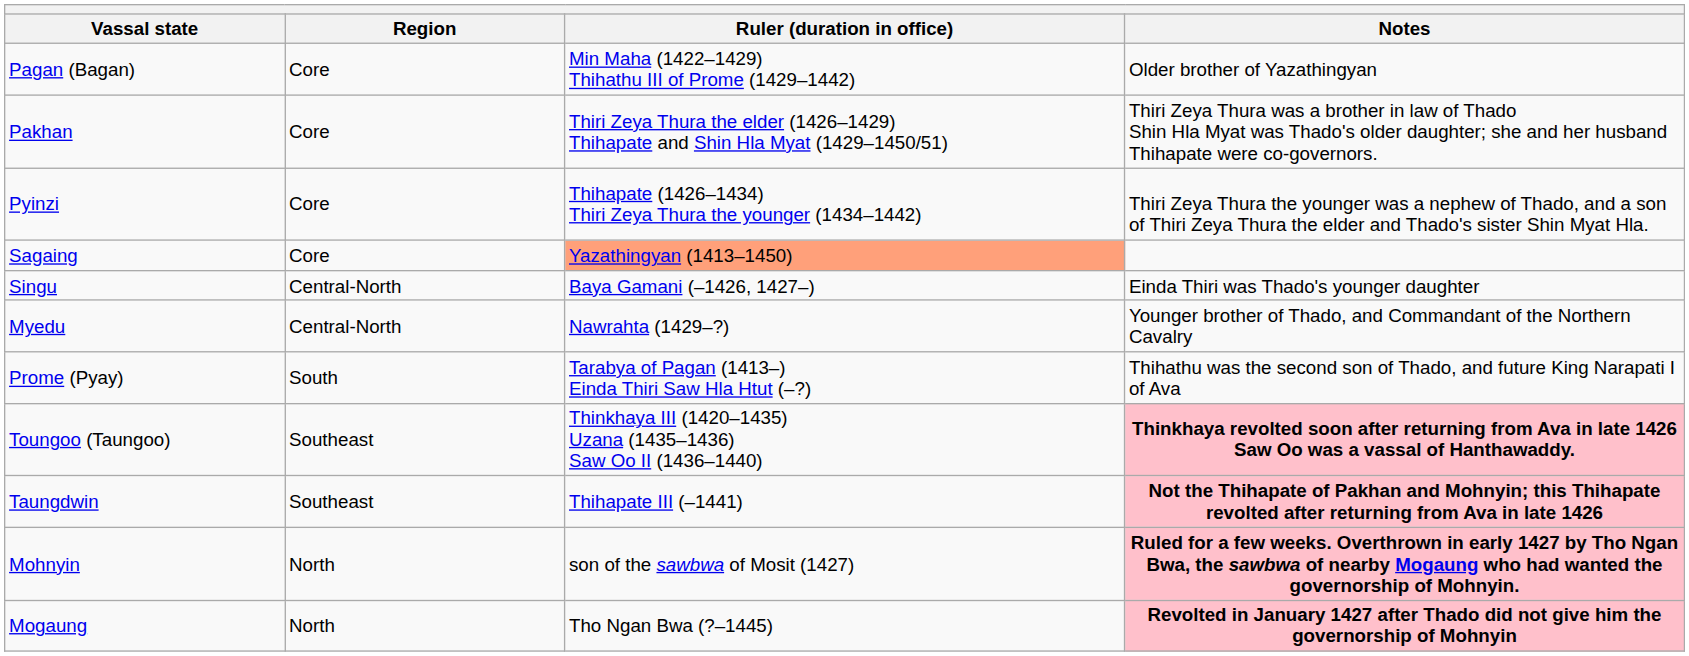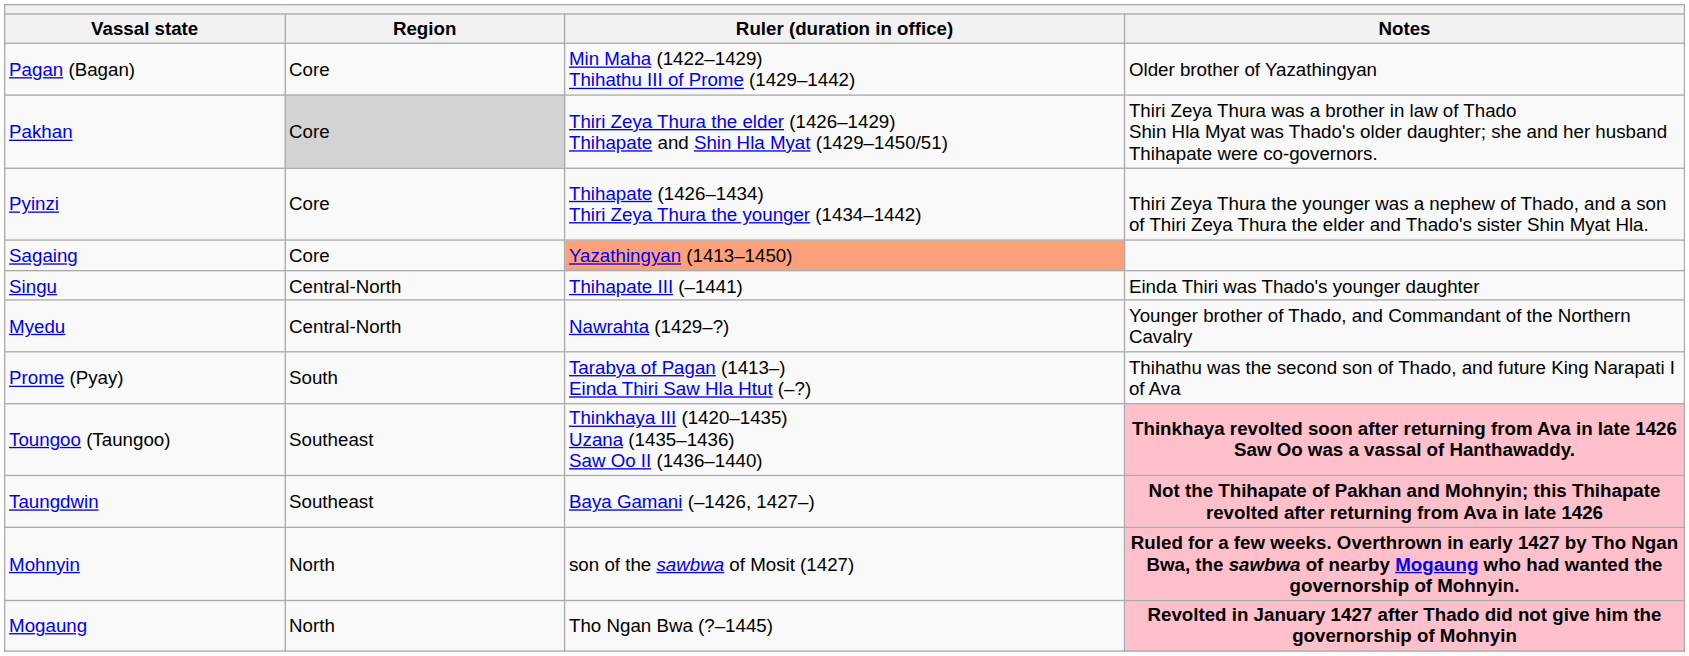(309, 131) no background -> (309, 131) lightgrey background
(692, 285) Baya Gamani (–1426, 1427–) -> (656, 285) Thihapate III (–1441)
(656, 502) Thihapate III (–1441) -> (692, 502) Baya Gamani (–1426, 1427–)
